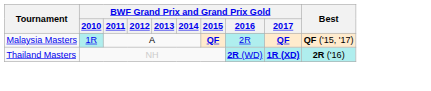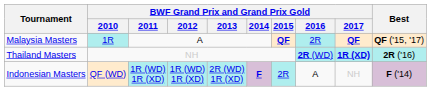+ row: (46, 74)
